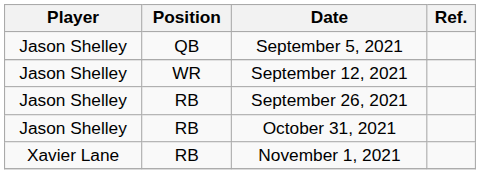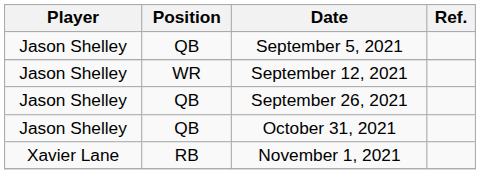(187, 100) RB -> (187, 100) QB
(187, 127) RB -> (187, 127) QB
